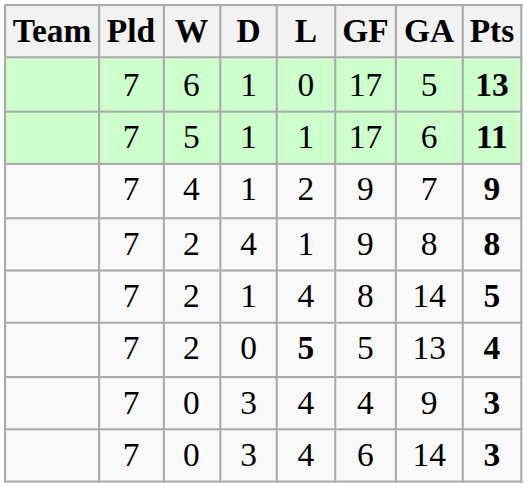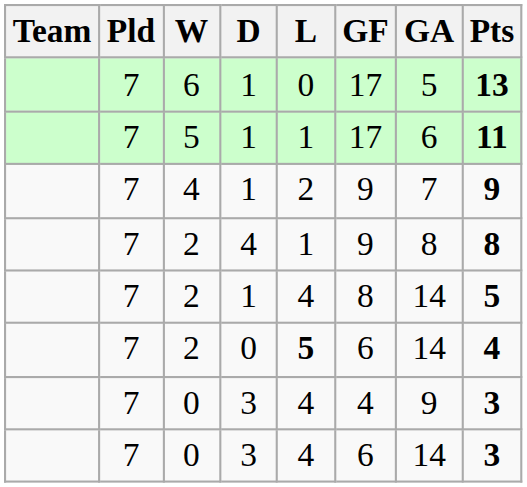(365, 349) 5 -> (365, 349) 6
(429, 349) 13 -> (429, 349) 14
